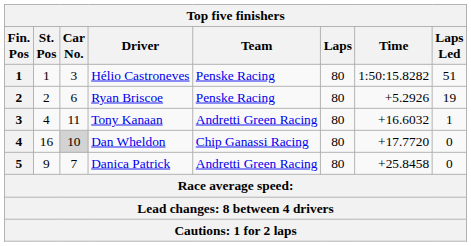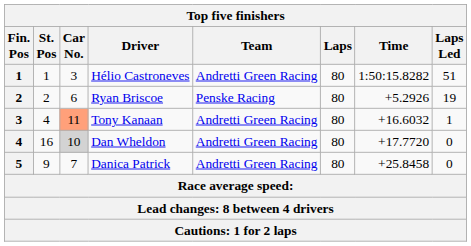(235, 75) Penske Racing -> (257, 75) Andretti Green Racing
(74, 119) no background -> (74, 119) lightsalmon background
(252, 141) Chip Ganassi Racing -> (257, 141) Andretti Green Racing
